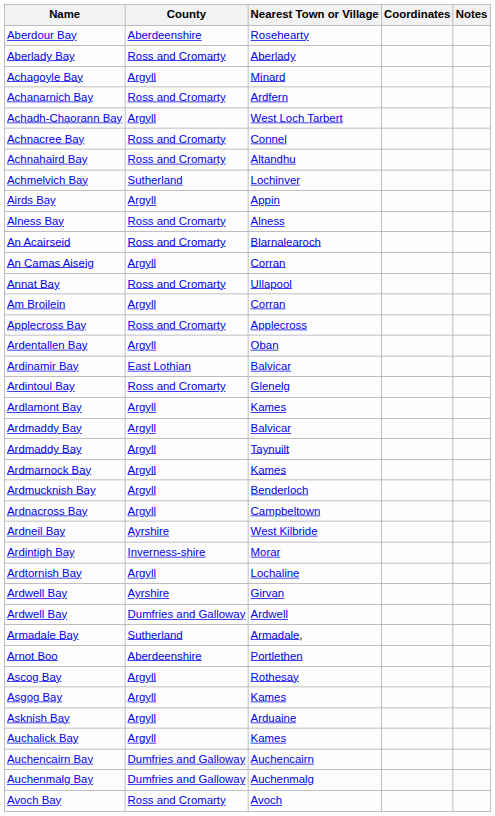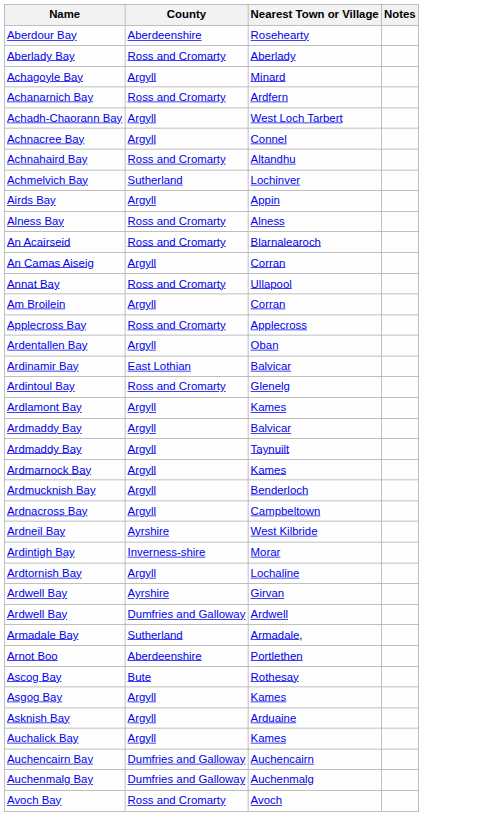- column: (417, 14)
(177, 138) Ross and Cromarty -> (142, 138) Argyll
(142, 676) Argyll -> (139, 676) Bute
